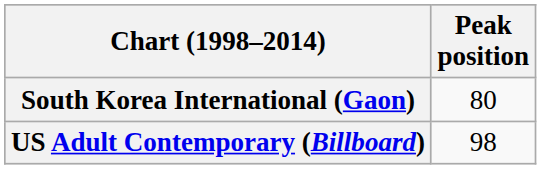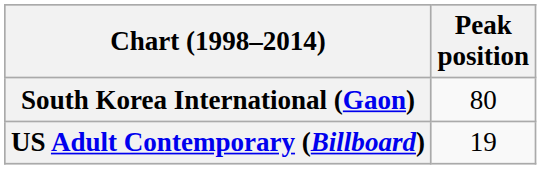(483, 142) 98 -> (483, 142) 19
